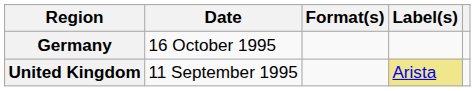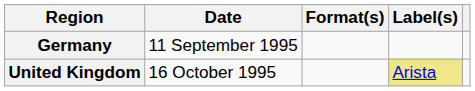(212, 45) 16 October 1995 -> (223, 45) 11 September 1995
(223, 72) 11 September 1995 -> (212, 72) 16 October 1995
